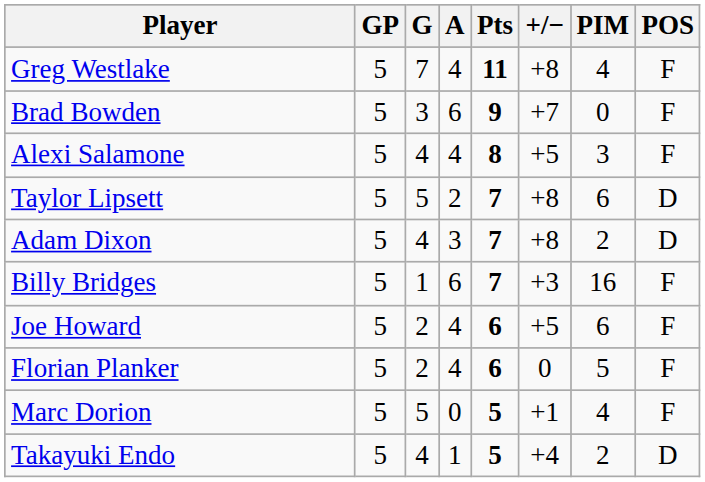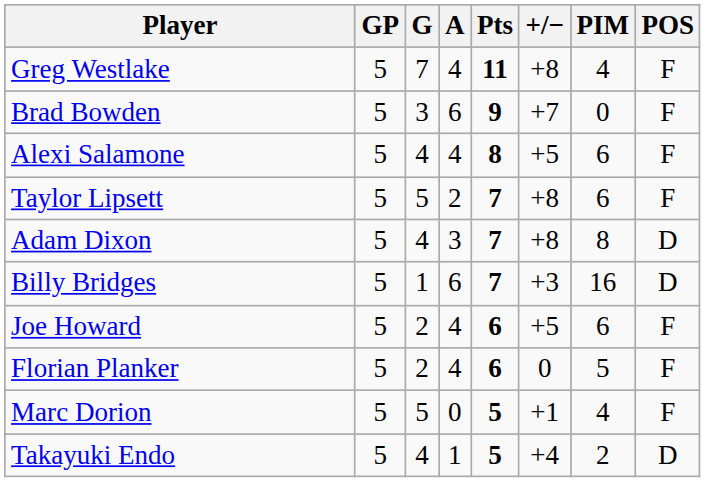(603, 154) 3 -> (603, 154) 6
(668, 197) D -> (668, 197) F
(603, 240) 2 -> (603, 240) 8
(668, 283) F -> (668, 283) D
